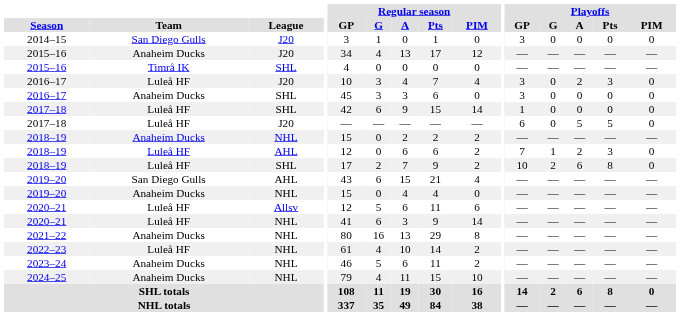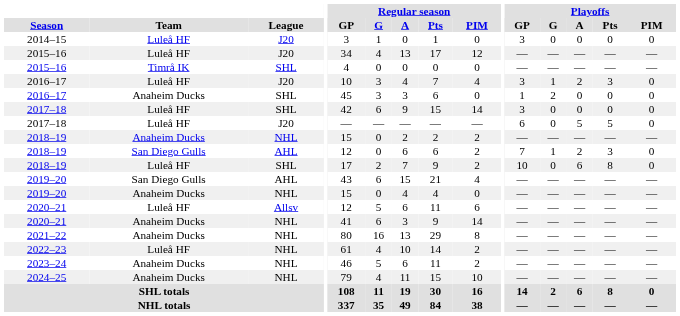(169, 39) San Diego Gulls -> (169, 39) Luleå HF
(169, 53) Anaheim Ducks -> (169, 53) Luleå HF
(553, 81) 0 -> (553, 81) 1
(522, 95) 3 -> (522, 95) 1
(553, 95) 0 -> (553, 95) 2
(522, 109) 1 -> (522, 109) 3
(169, 151) Luleå HF -> (169, 151) San Diego Gulls
(553, 165) 2 -> (553, 165) 0
(169, 221) Luleå HF -> (169, 221) Anaheim Ducks
